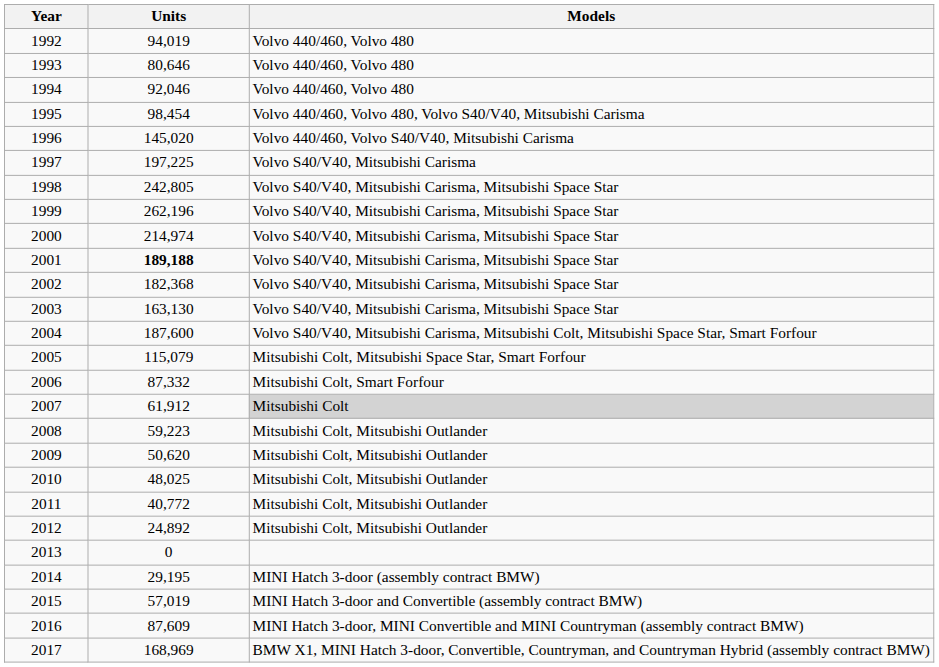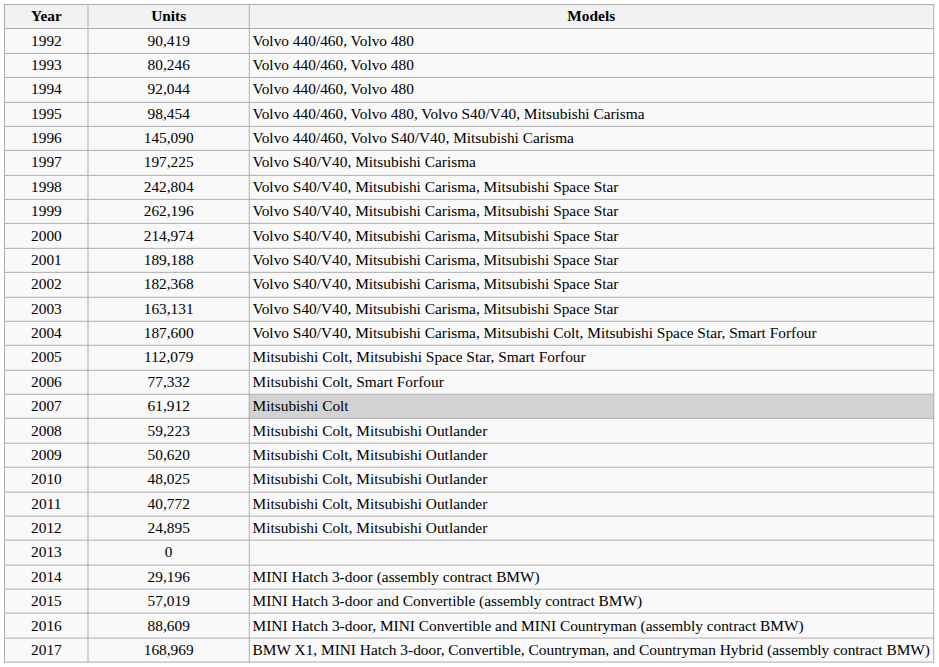(169, 41) 94,019 -> (169, 41) 90,419
(169, 65) 80,646 -> (169, 65) 80,246
(169, 89) 92,046 -> (169, 89) 92,044
(169, 138) 145,020 -> (169, 138) 145,090
(169, 187) 242,805 -> (169, 187) 242,804
(169, 260) bold -> (169, 260) normal
(169, 308) 163,130 -> (169, 308) 163,131
(169, 357) 115,079 -> (169, 357) 112,079
(169, 382) 87,332 -> (169, 382) 77,332
(169, 528) 24,892 -> (169, 528) 24,895
(169, 576) 29,195 -> (169, 576) 29,196
(169, 625) 87,609 -> (169, 625) 88,609
